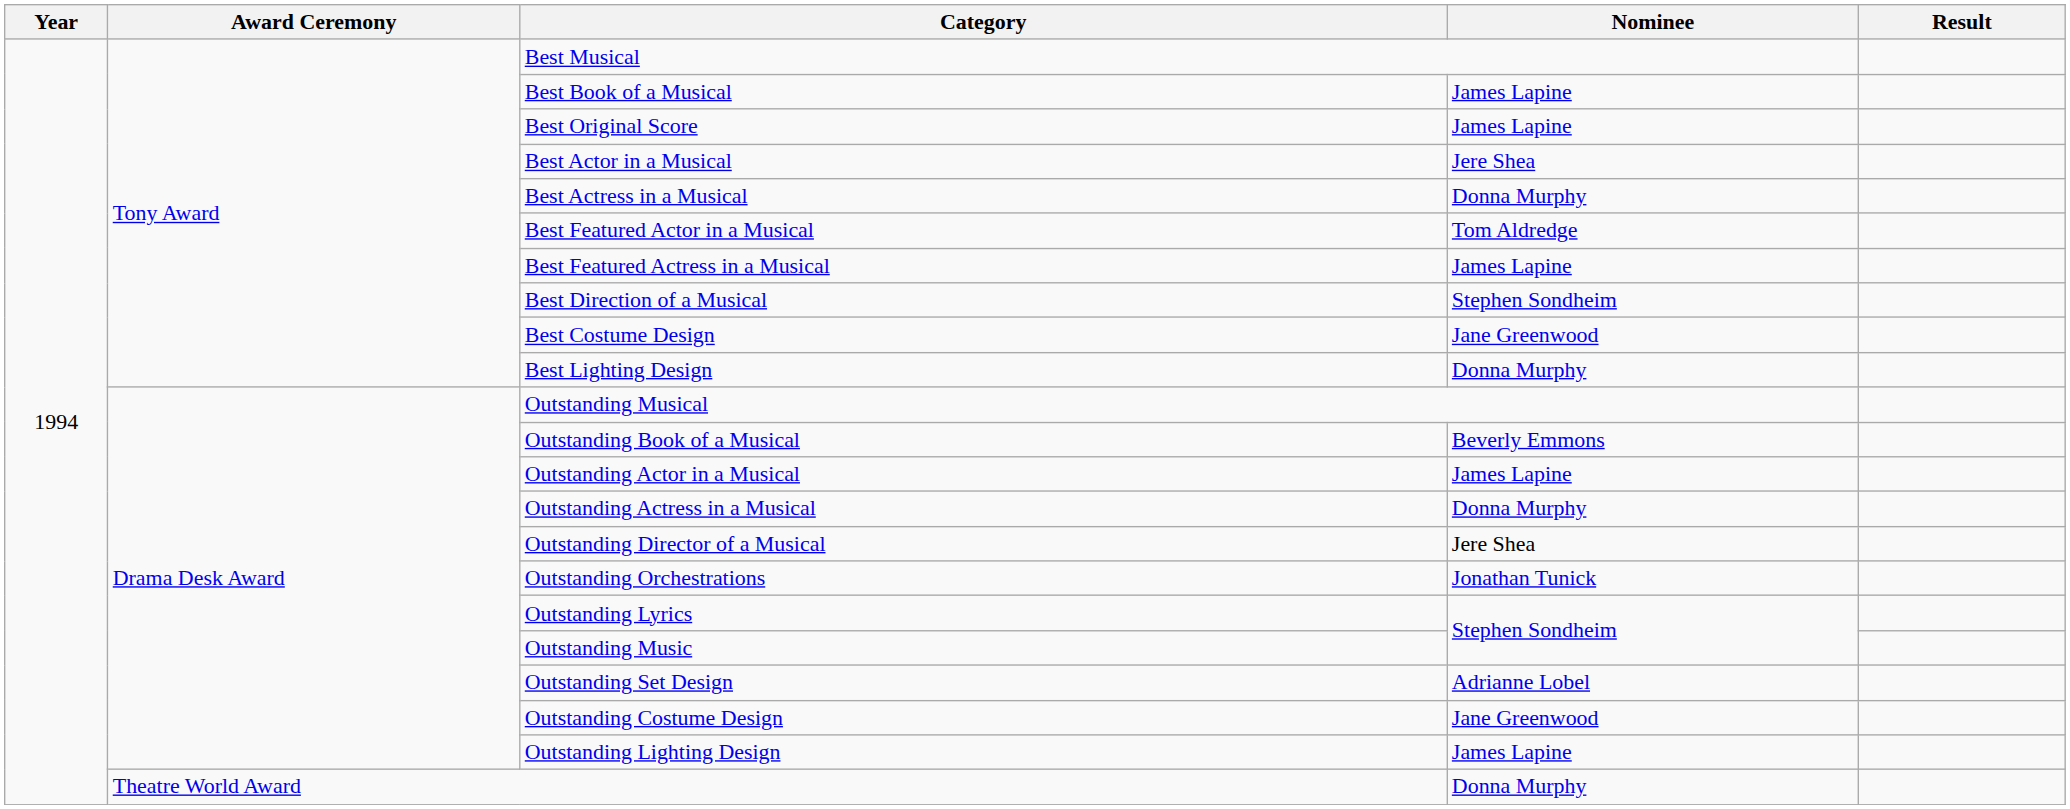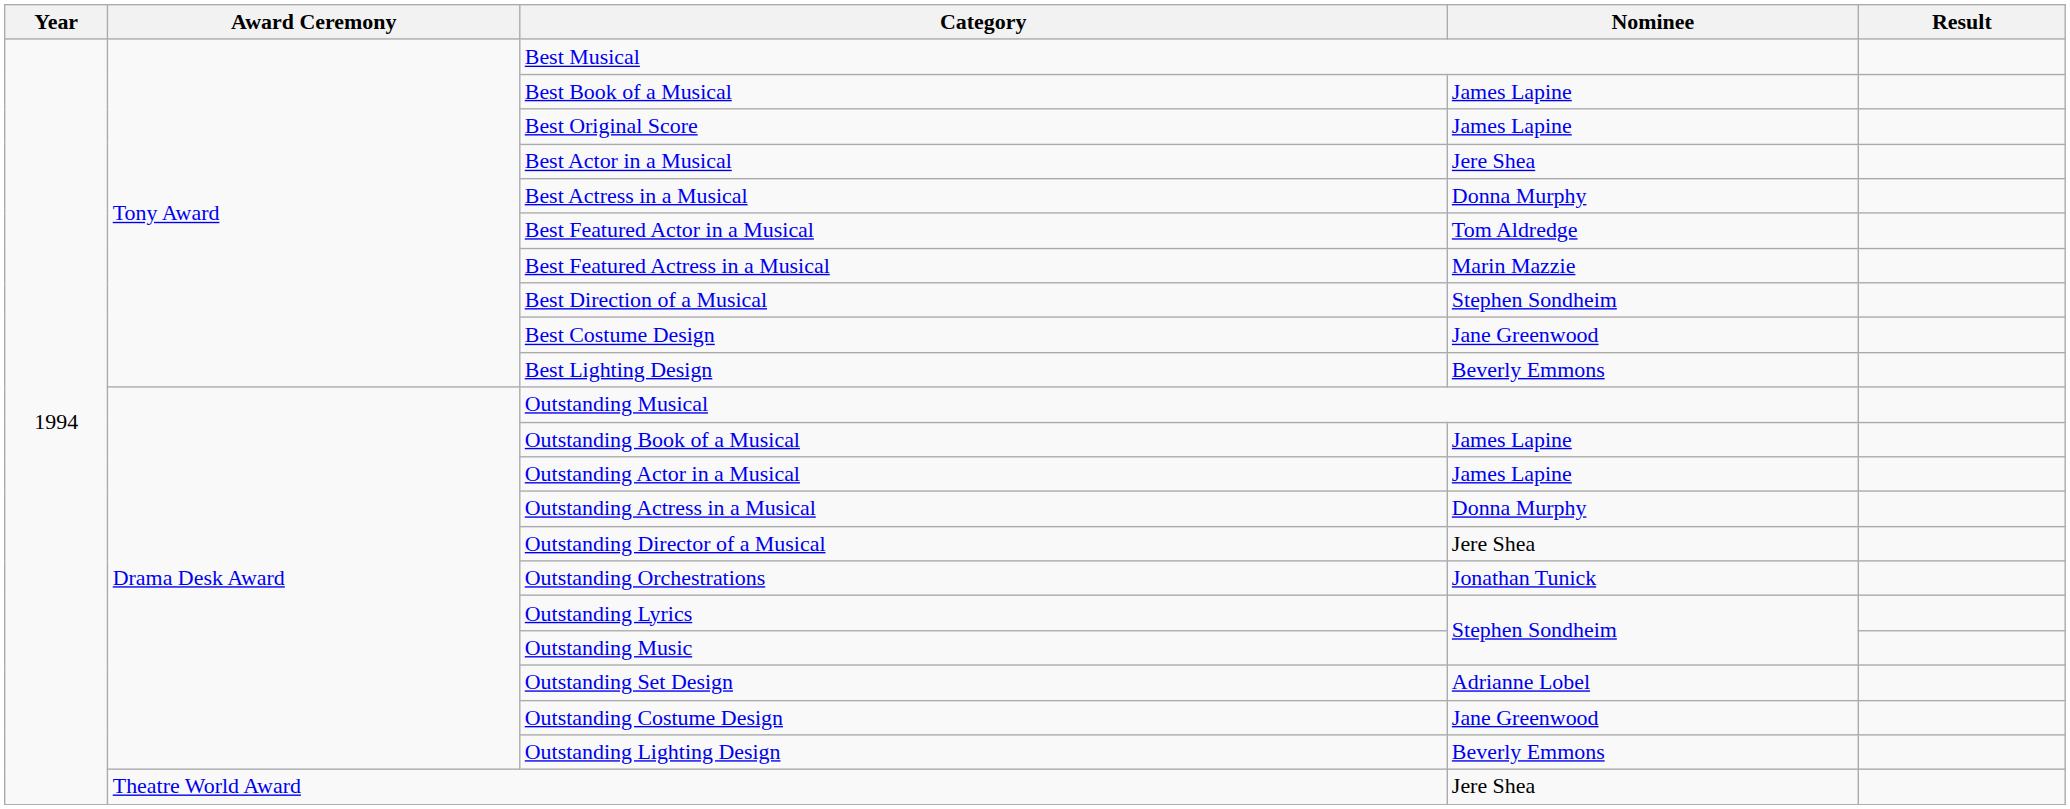(1512, 265) James Lapine -> (1514, 265) Marin Mazzie
(1519, 369) Donna Murphy -> (1528, 369) Beverly Emmons
(1528, 439) Beverly Emmons -> (1512, 439) James Lapine
(1512, 751) James Lapine -> (1528, 751) Beverly Emmons
(1519, 786) Donna Murphy -> (1494, 786) Jere Shea
